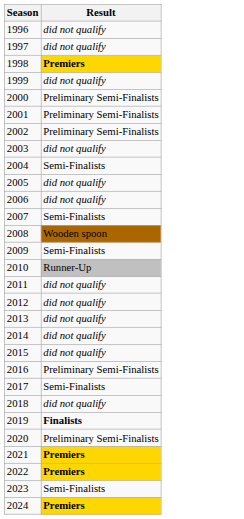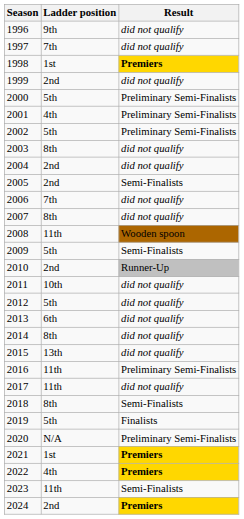+ column: (80, 13)
(74, 166) Semi-Finalists -> (152, 166) did not qualify
(75, 183) did not qualify -> (152, 183) Semi-Finalists
(74, 217) Semi-Finalists -> (152, 217) did not qualify
(74, 387) Semi-Finalists -> (152, 387) did not qualify
(75, 404) did not qualify -> (152, 404) Semi-Finalists
(63, 421) bold -> (139, 421) normal
